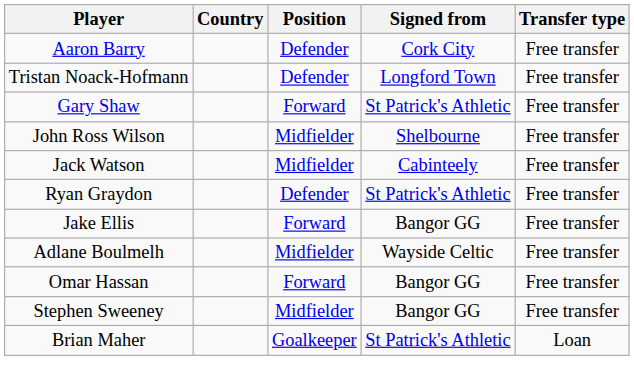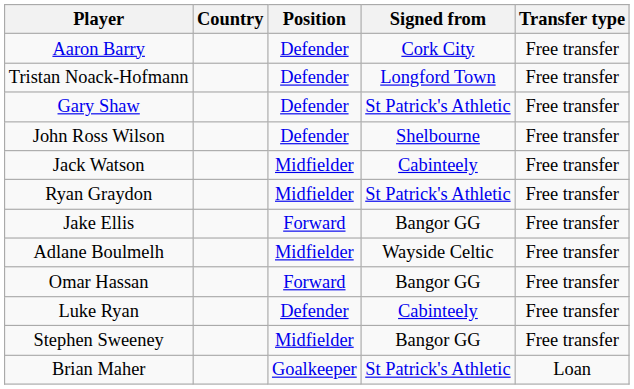(314, 106) Forward -> (314, 106) Defender
(314, 135) Midfielder -> (314, 135) Defender
(314, 194) Defender -> (314, 194) Midfielder
+ row: (99, 310)
